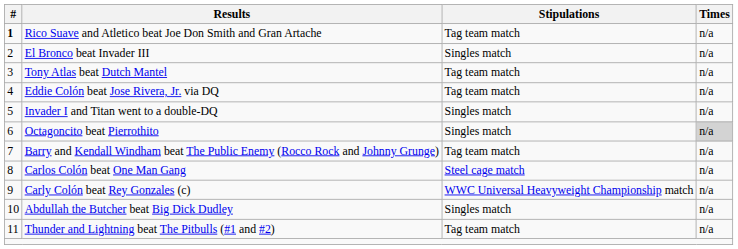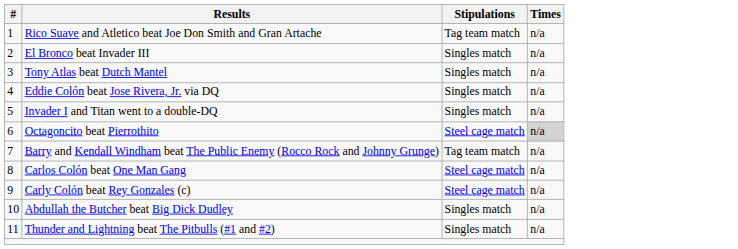(10, 33) bold -> (10, 33) normal
(482, 72) Tag team match -> (478, 72) Singles match
(482, 91) Tag team match -> (478, 91) Singles match
(478, 130) Singles match -> (485, 130) Steel cage match
(569, 189) WWC Universal Heavyweight Championship match -> (485, 189) Steel cage match
(482, 228) Tag team match -> (478, 228) Singles match
